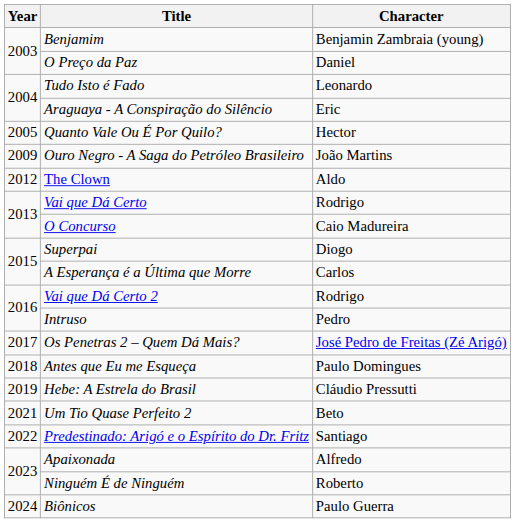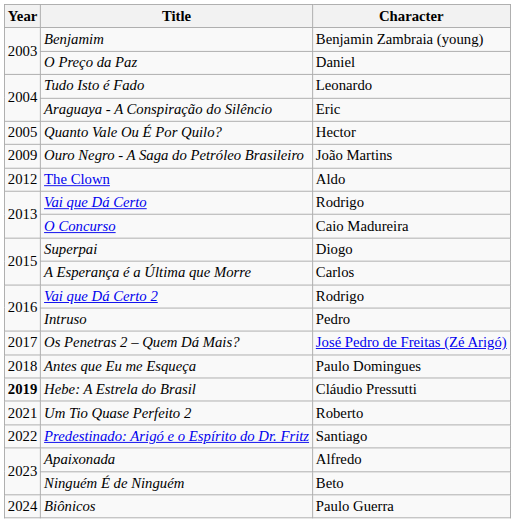(23, 389) normal -> (23, 389) bold
(330, 413) Beto -> (340, 413) Roberto
(340, 483) Roberto -> (330, 483) Beto
